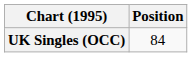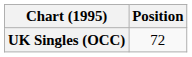(158, 39) 84 -> (158, 39) 72
